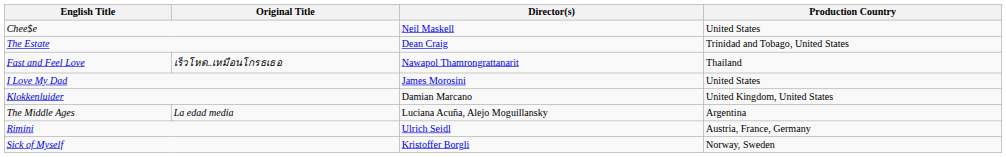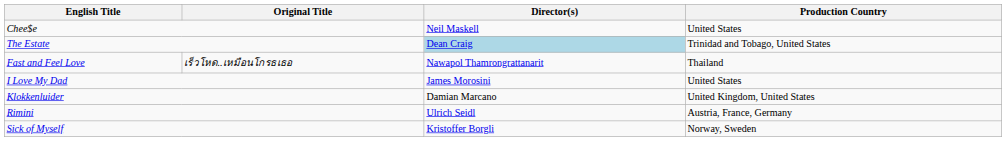(425, 44) no background -> (449, 44) lightblue background
- row: (41, 112)
